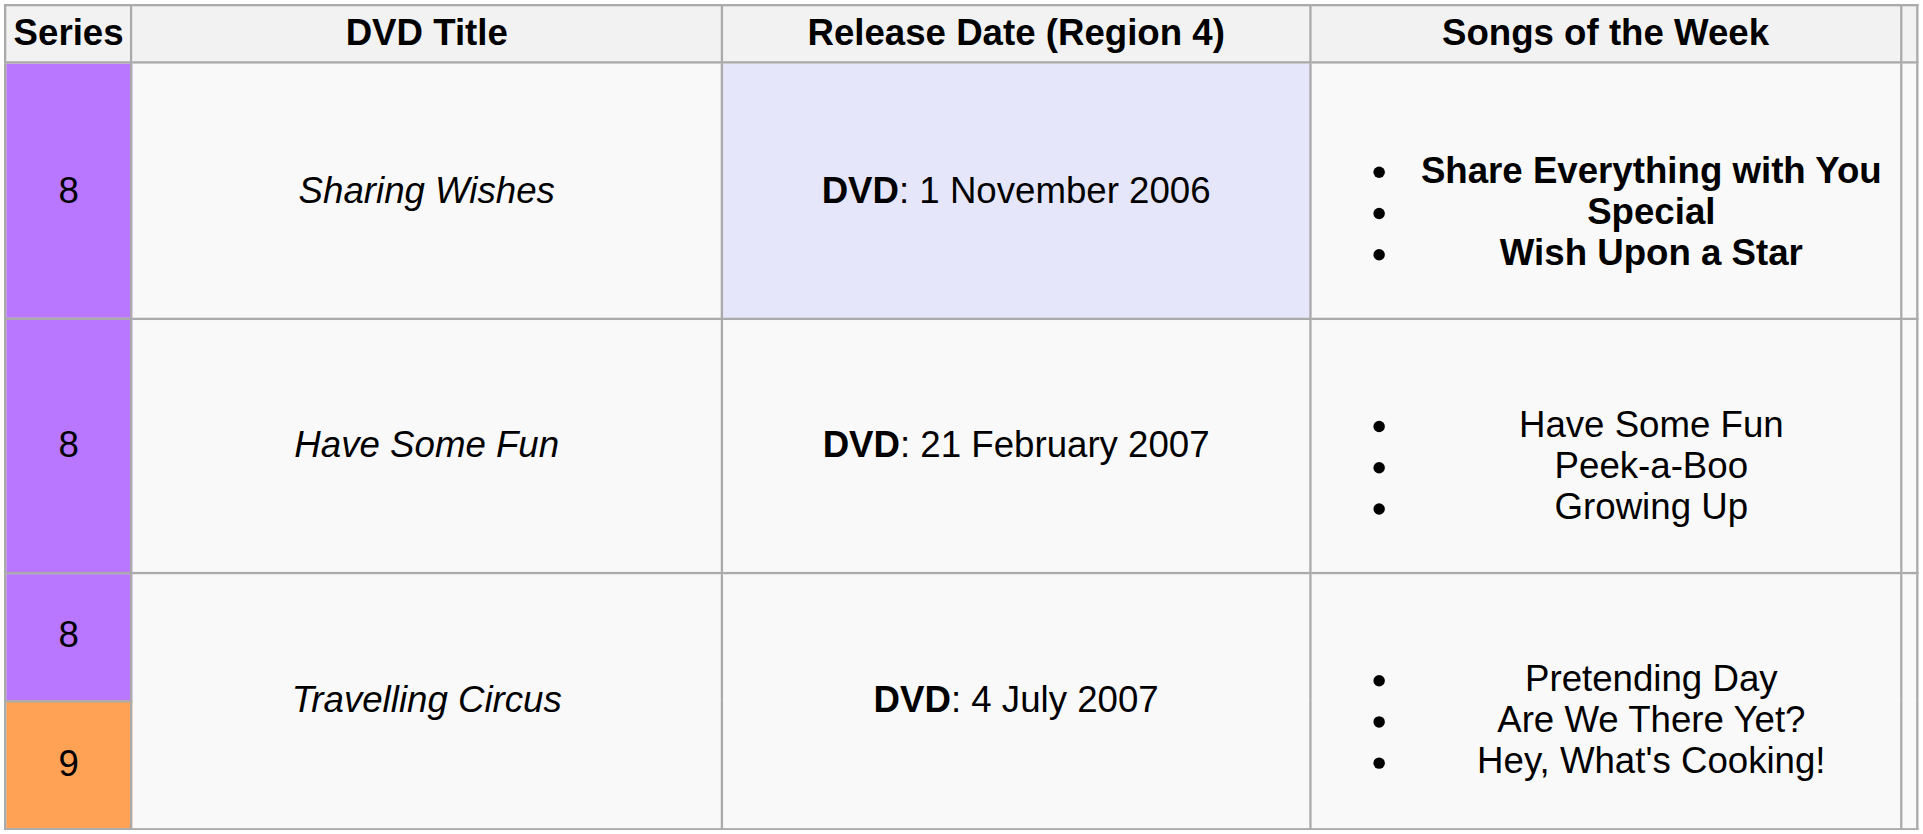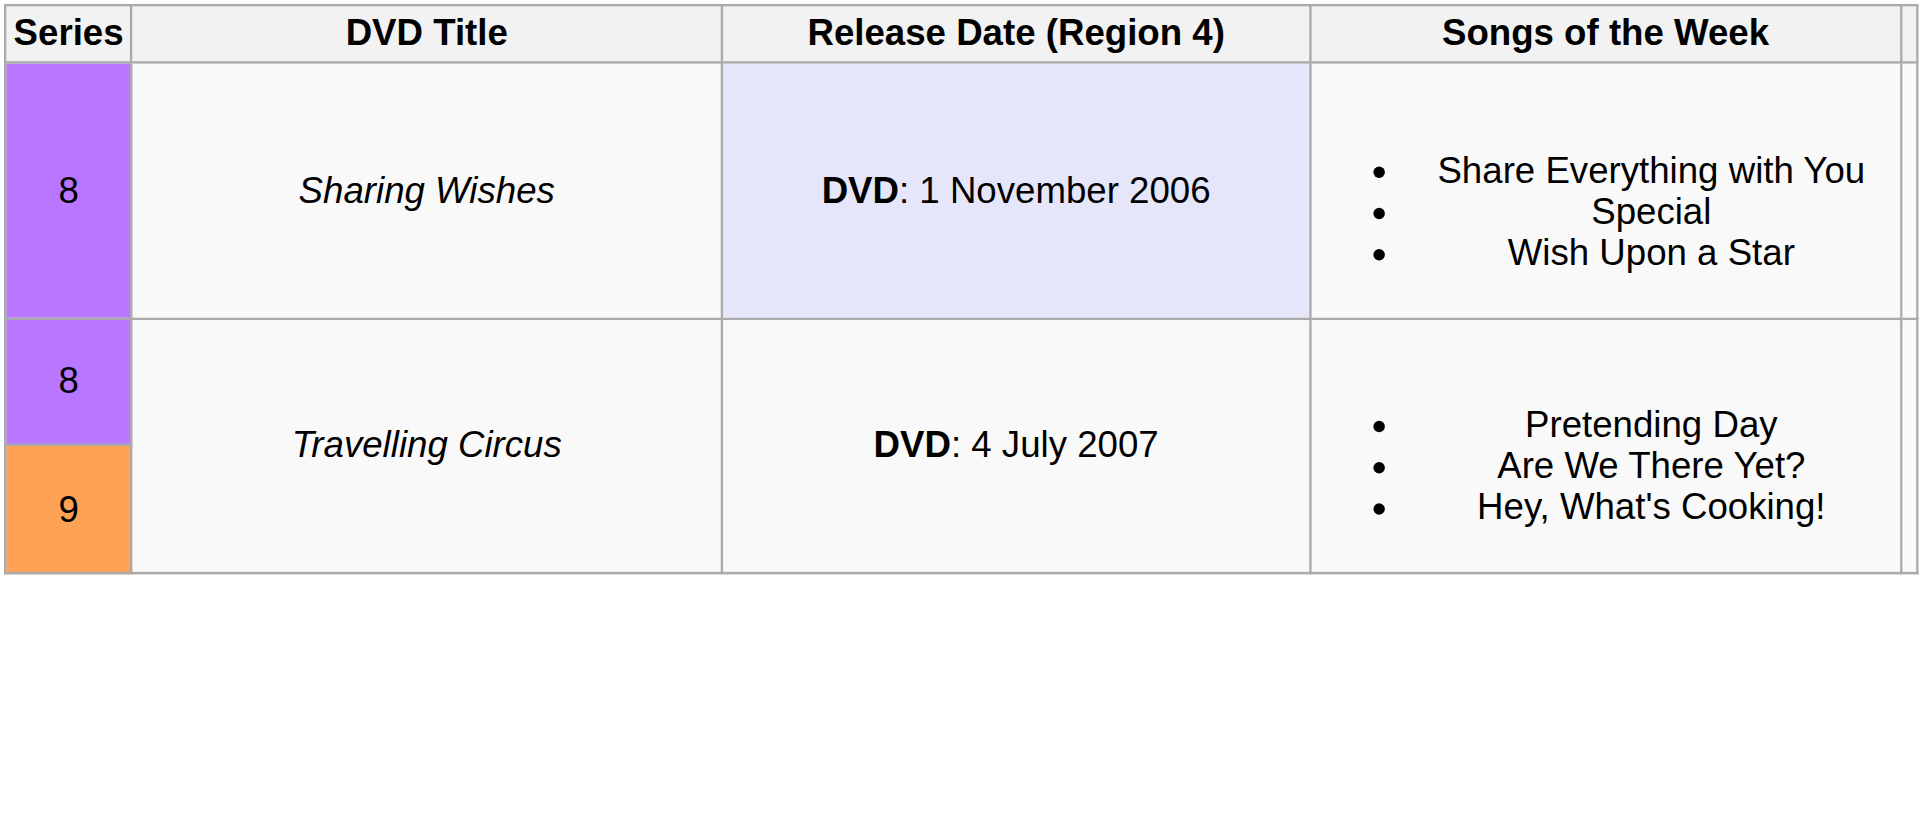(1606, 211) bold -> (1606, 211) normal
- row: (69, 445)
